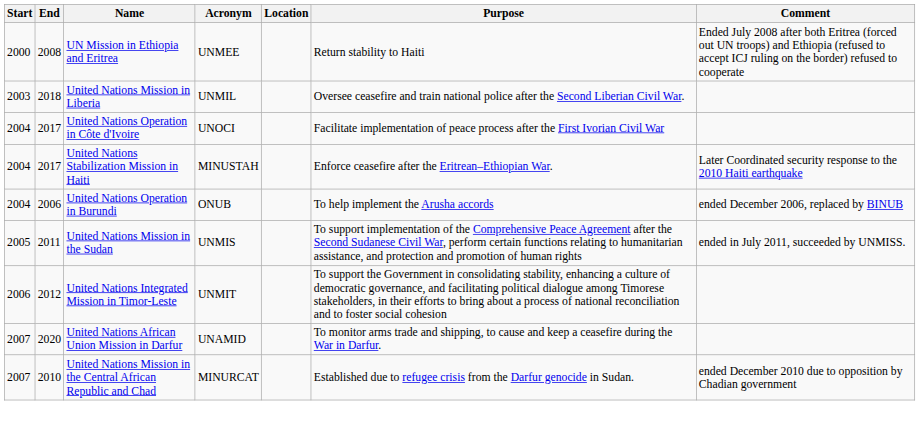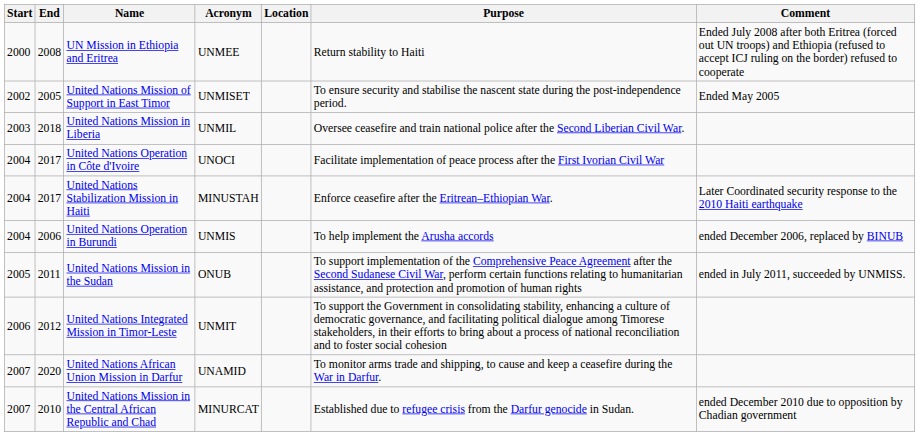+ row: (129, 96)
(214, 204) ONUB -> (217, 236) UNMIS
(217, 243) UNMIS -> (214, 274) ONUB
